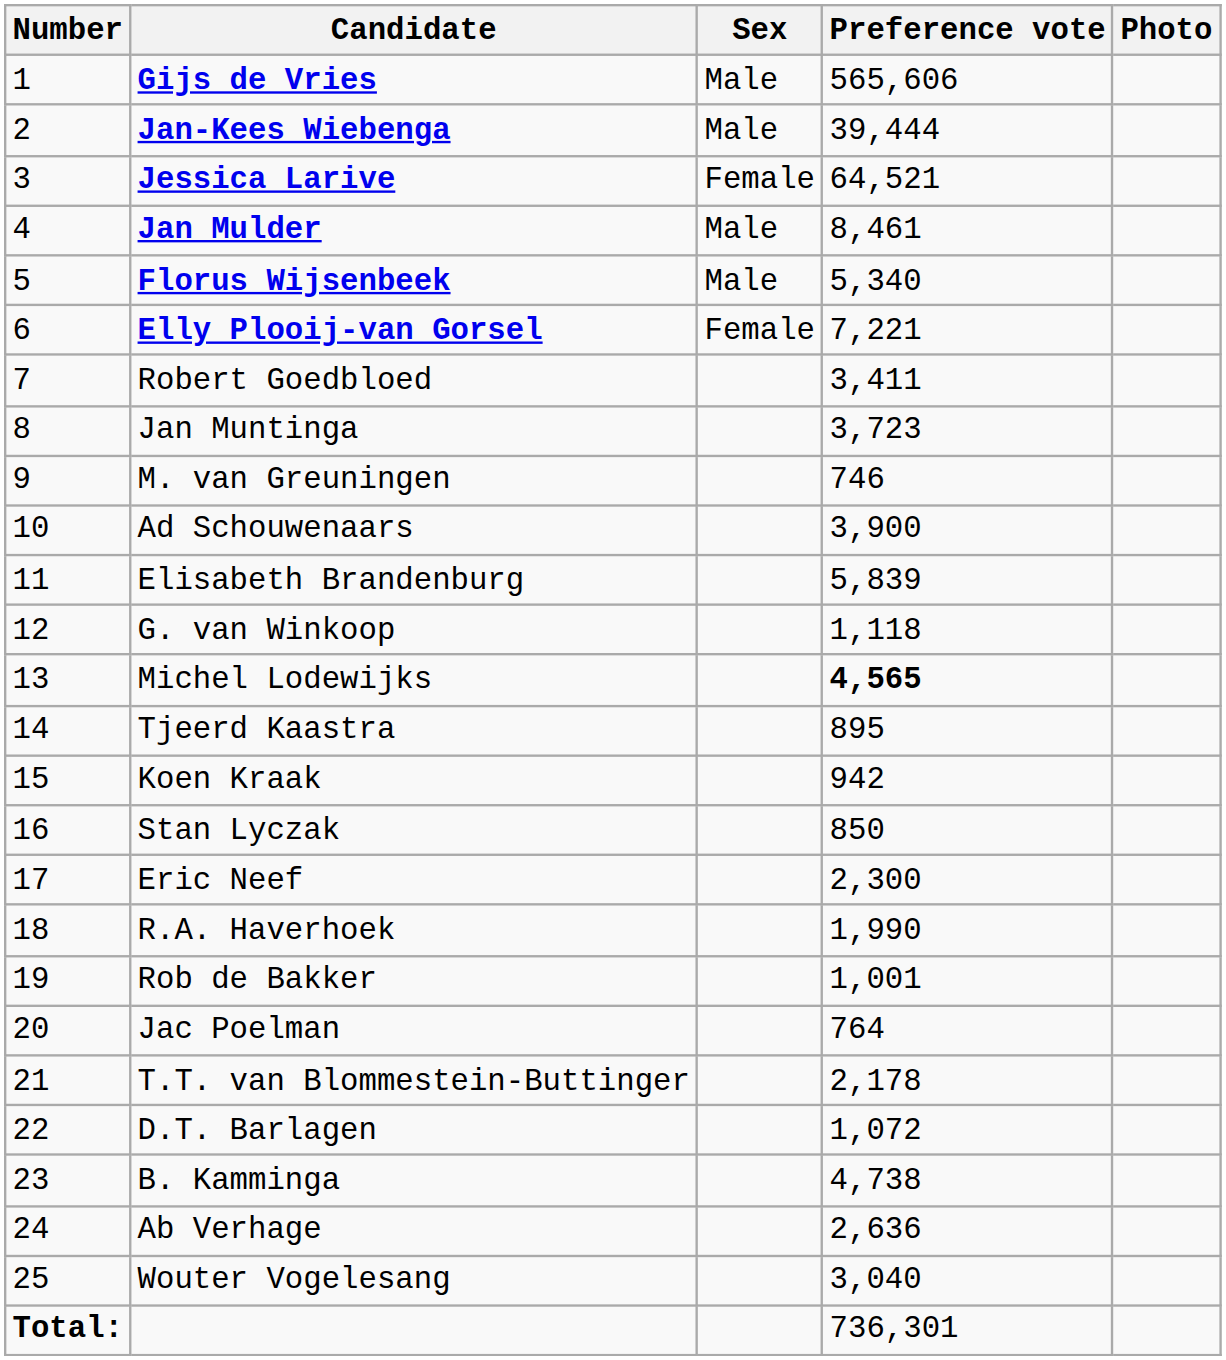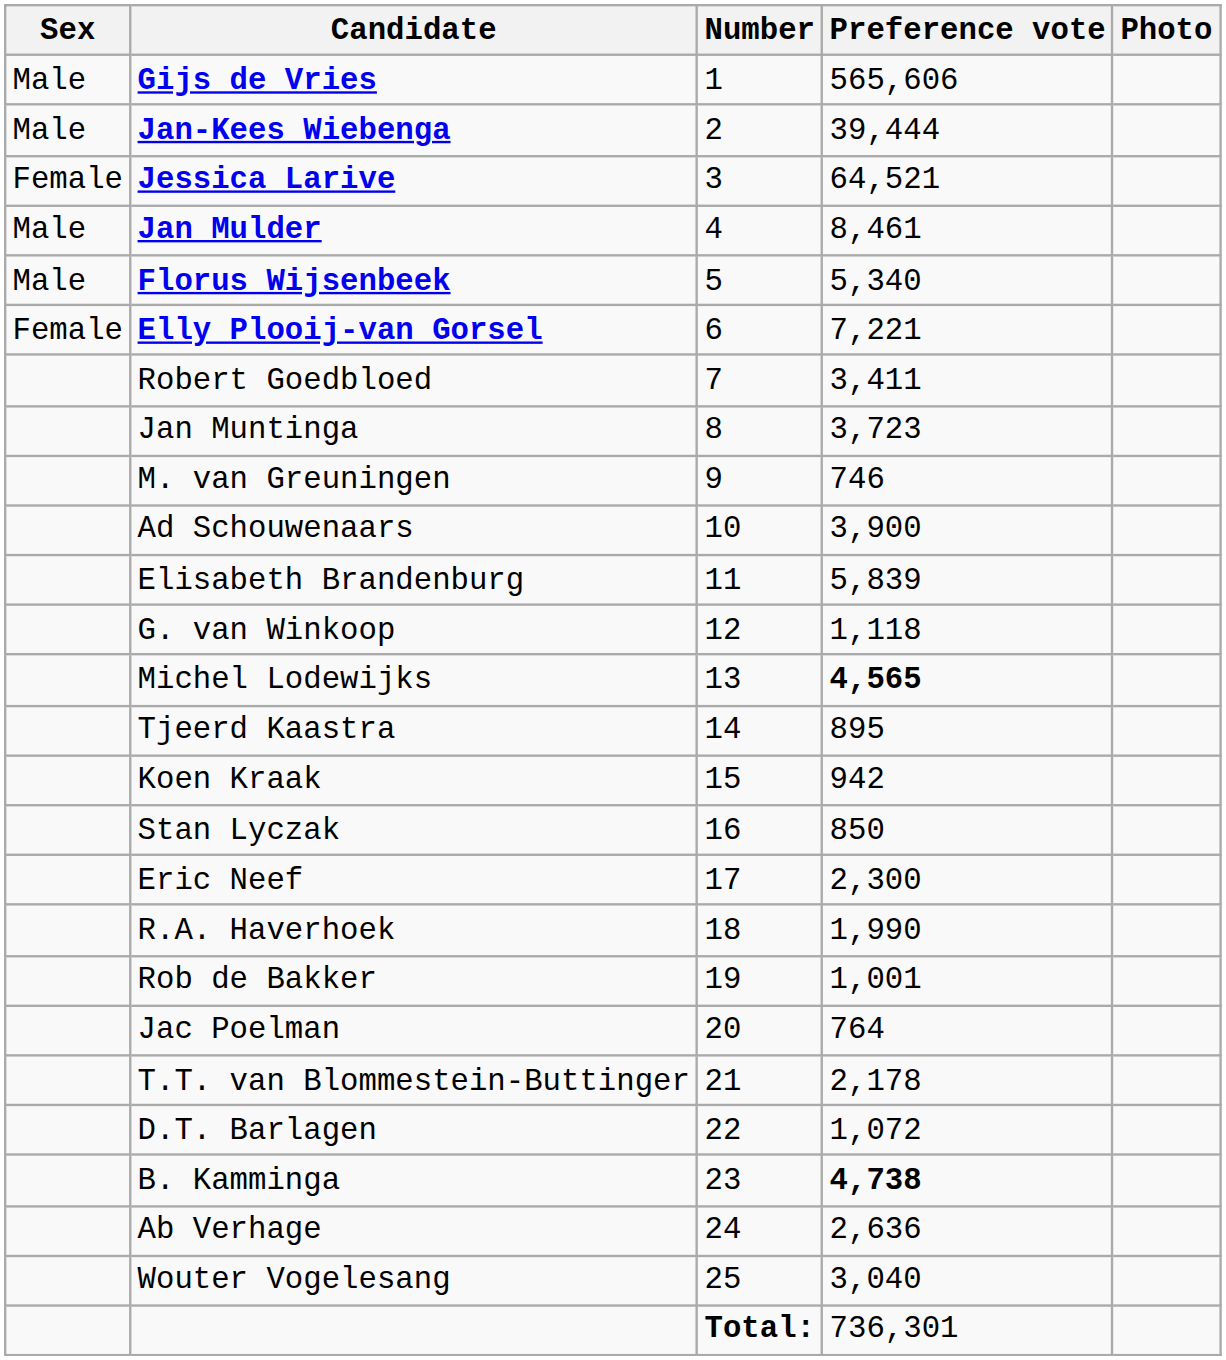columns swapped: (68, 30) <-> (760, 30)
(876, 1180) normal -> (876, 1180) bold
